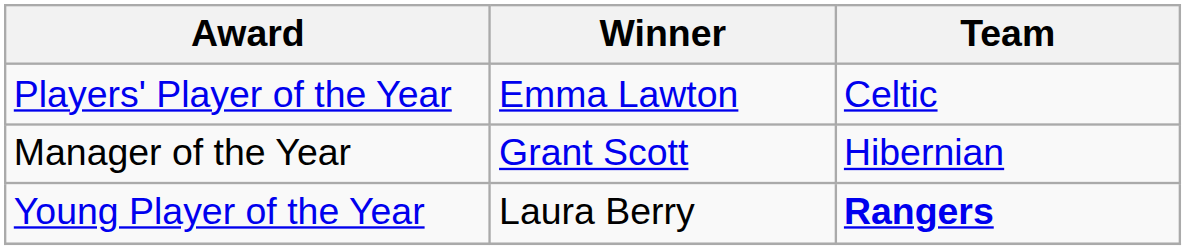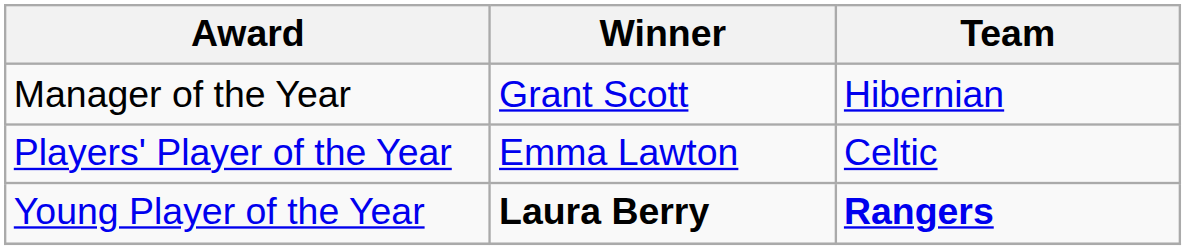rows swapped: (233, 93) <-> (182, 152)
(597, 212) normal -> (604, 212) bold
